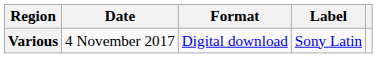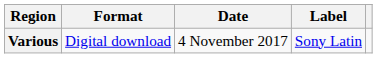columns swapped: (120, 16) <-> (235, 16)
